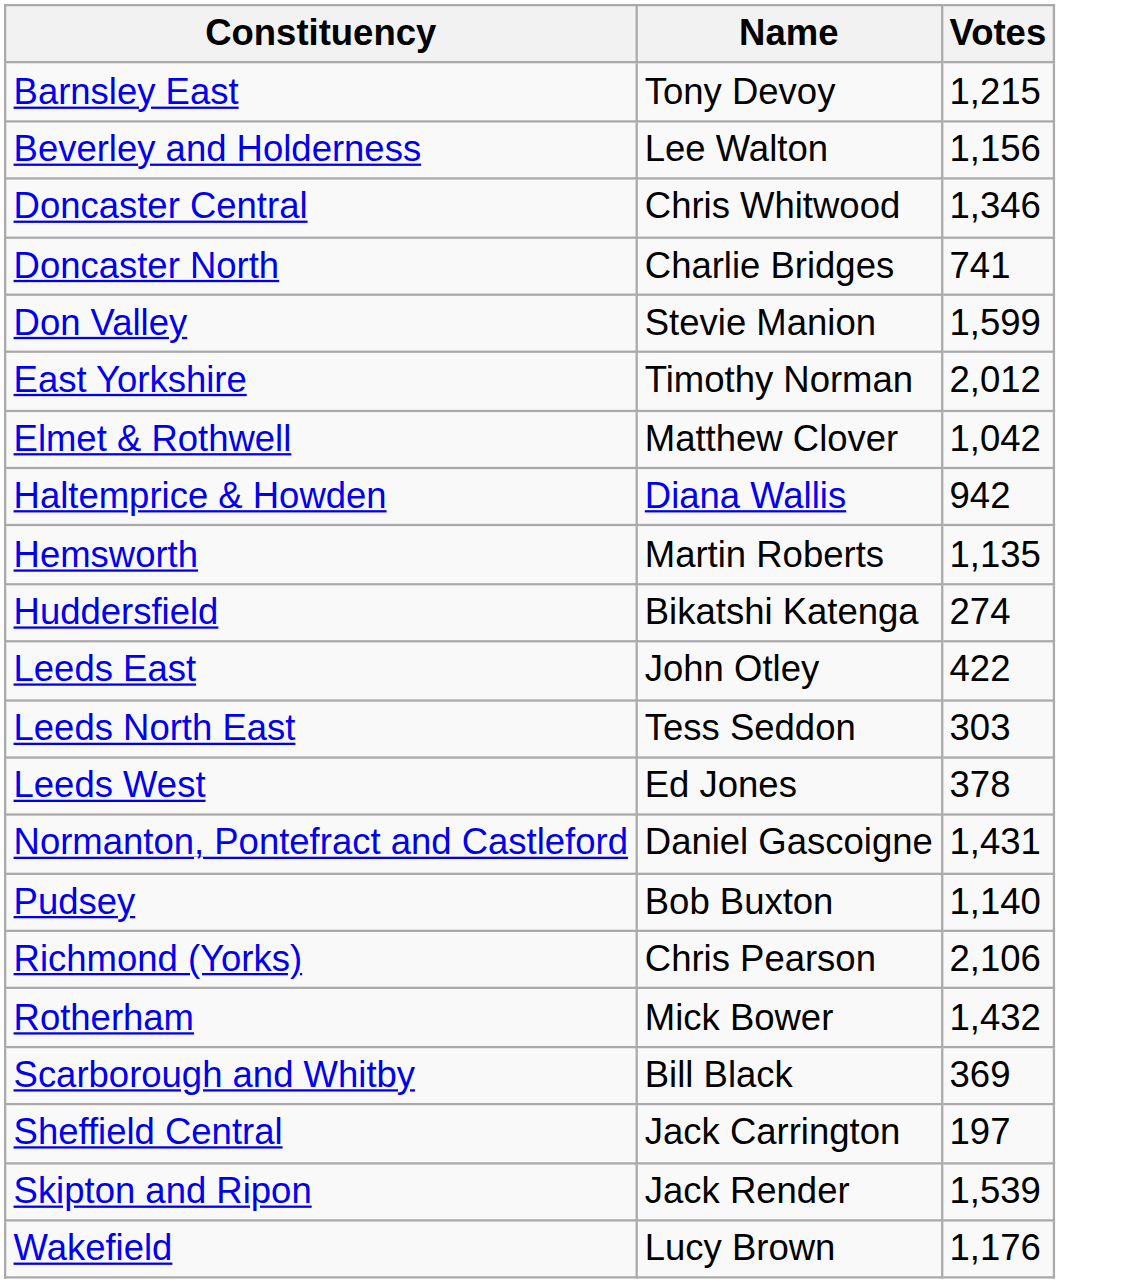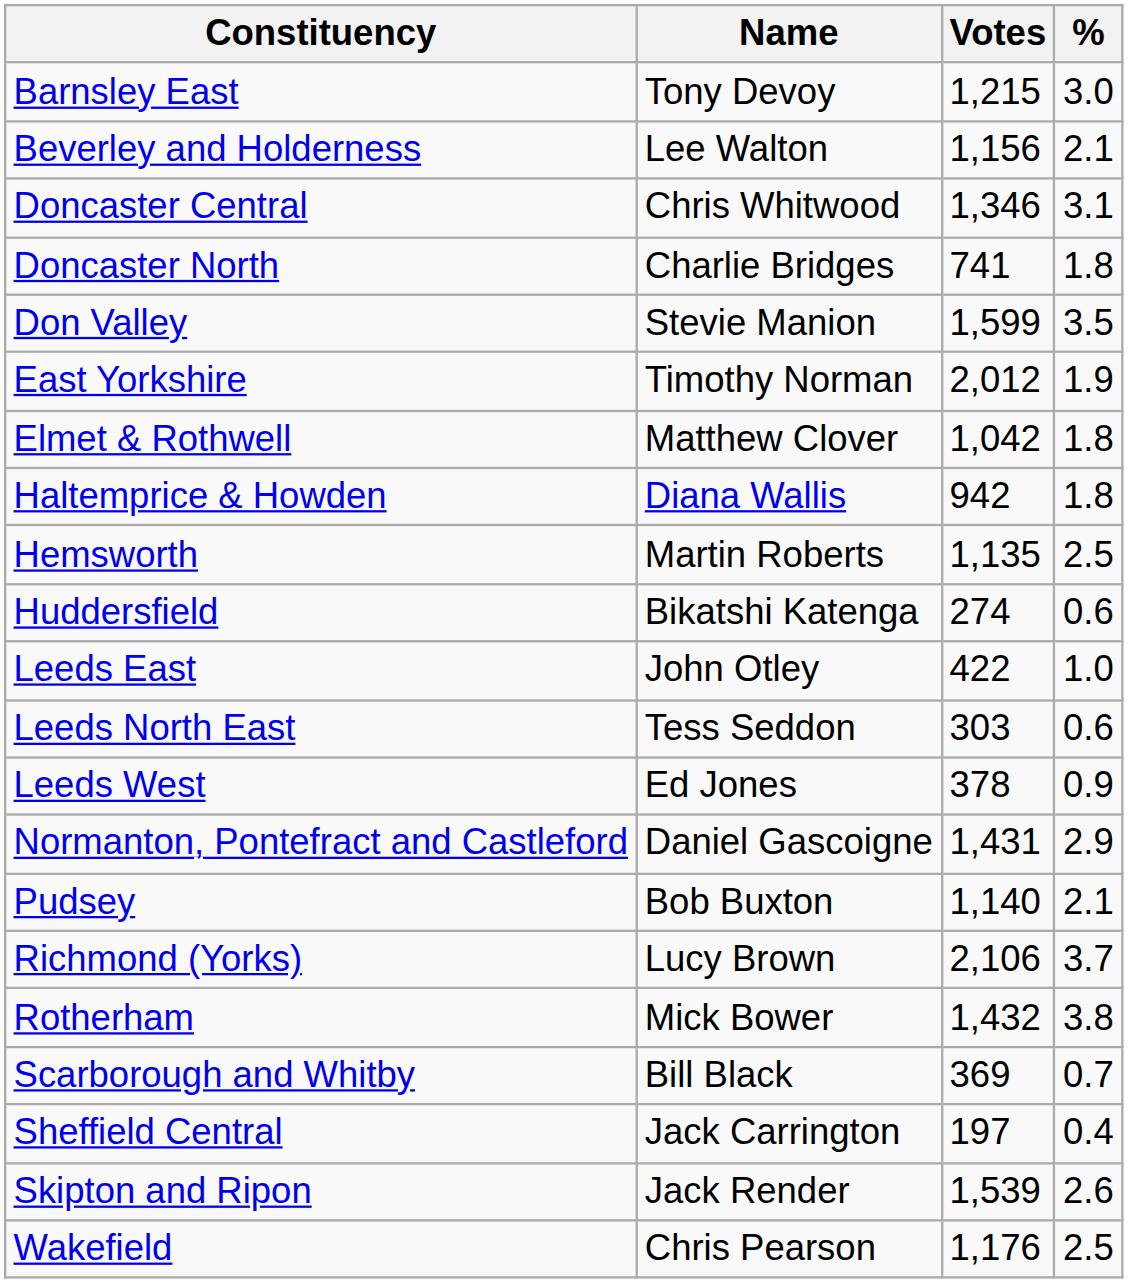+ column: (1088, 33)
(760, 959) Chris Pearson -> (740, 959) Lucy Brown
(740, 1248) Lucy Brown -> (760, 1248) Chris Pearson
